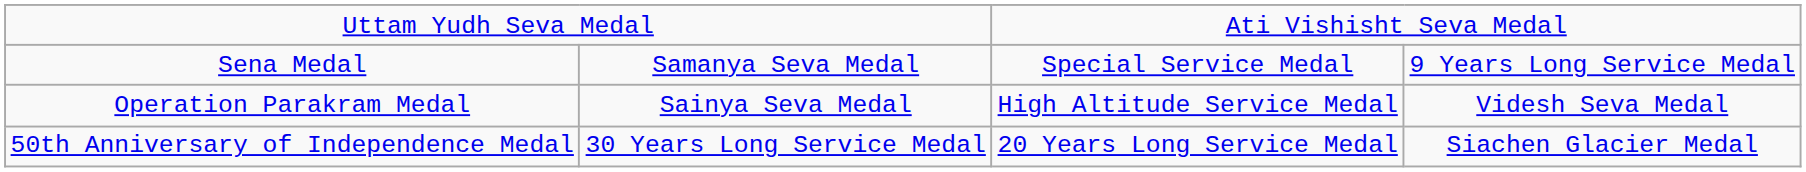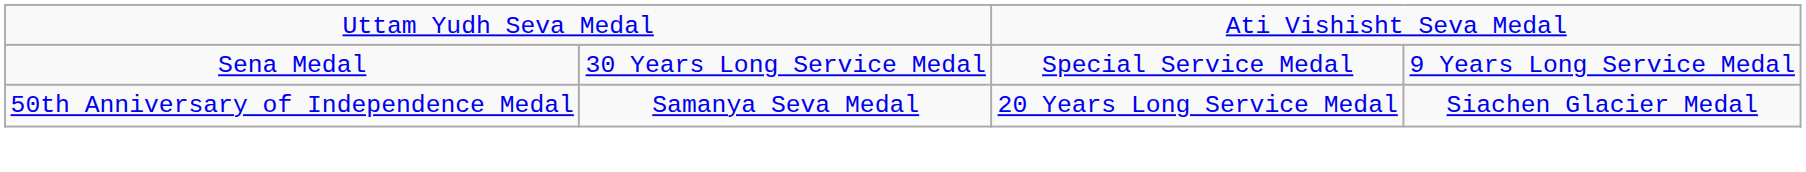(786, 65) Samanya Seva Medal -> (786, 65) 30 Years Long Service Medal
- row: (292, 106)
(786, 146) 30 Years Long Service Medal -> (786, 106) Samanya Seva Medal
